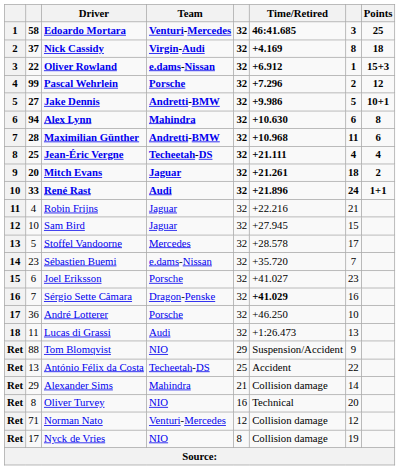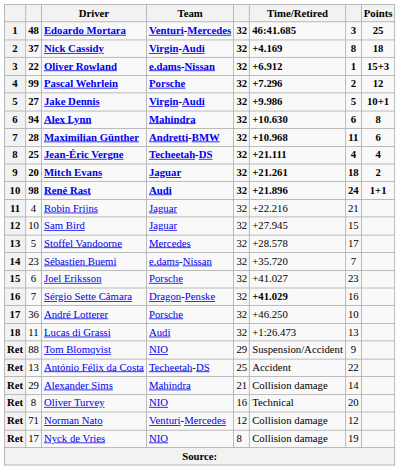(34, 30) 58 -> (34, 30) 48
(184, 101) Andretti-BMW -> (177, 101) Virgin-Audi
(34, 190) 33 -> (34, 190) 98
